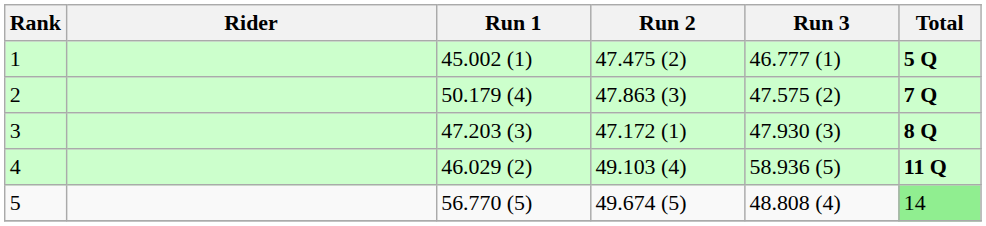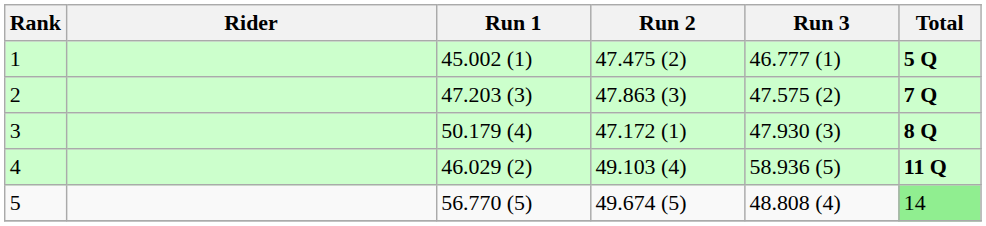(487, 94) 50.179 (4) -> (487, 94) 47.203 (3)
(487, 131) 47.203 (3) -> (487, 131) 50.179 (4)
